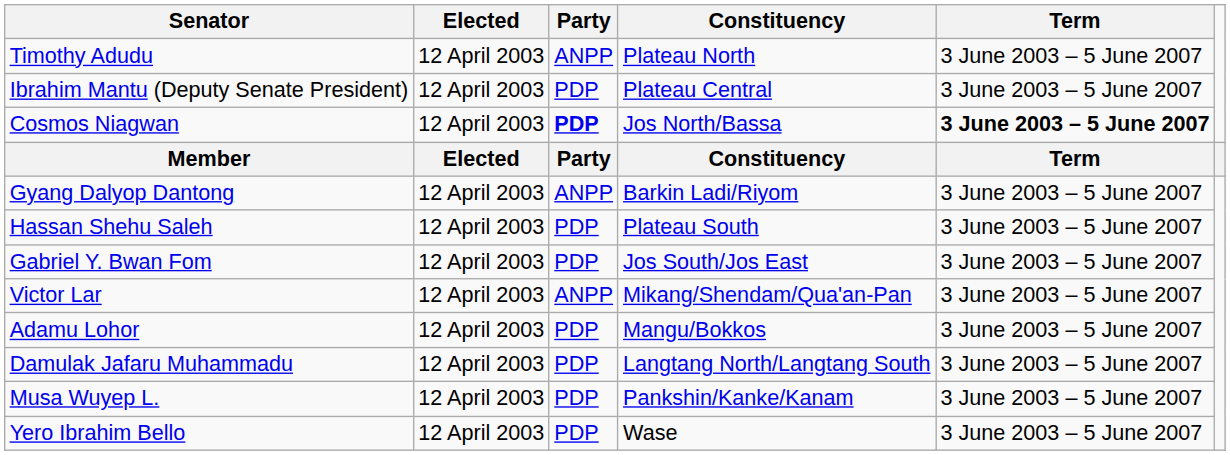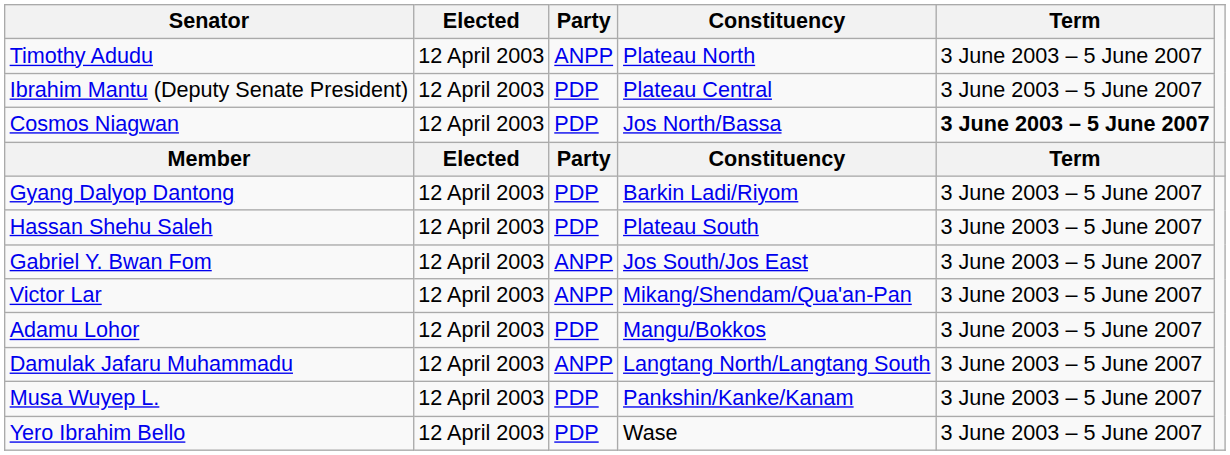(576, 124) bold -> (576, 124) normal
(584, 192) ANPP -> (576, 192) PDP
(576, 261) PDP -> (584, 261) ANPP
(576, 364) PDP -> (584, 364) ANPP
